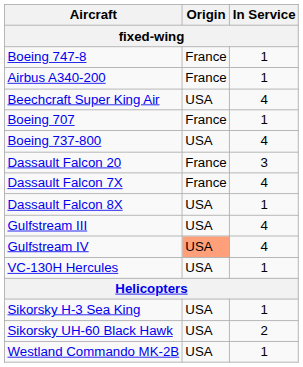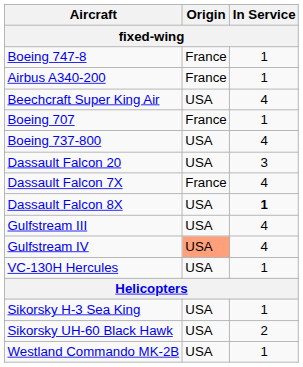(206, 162) France -> (199, 162) USA
(264, 204) normal -> (264, 204) bold
